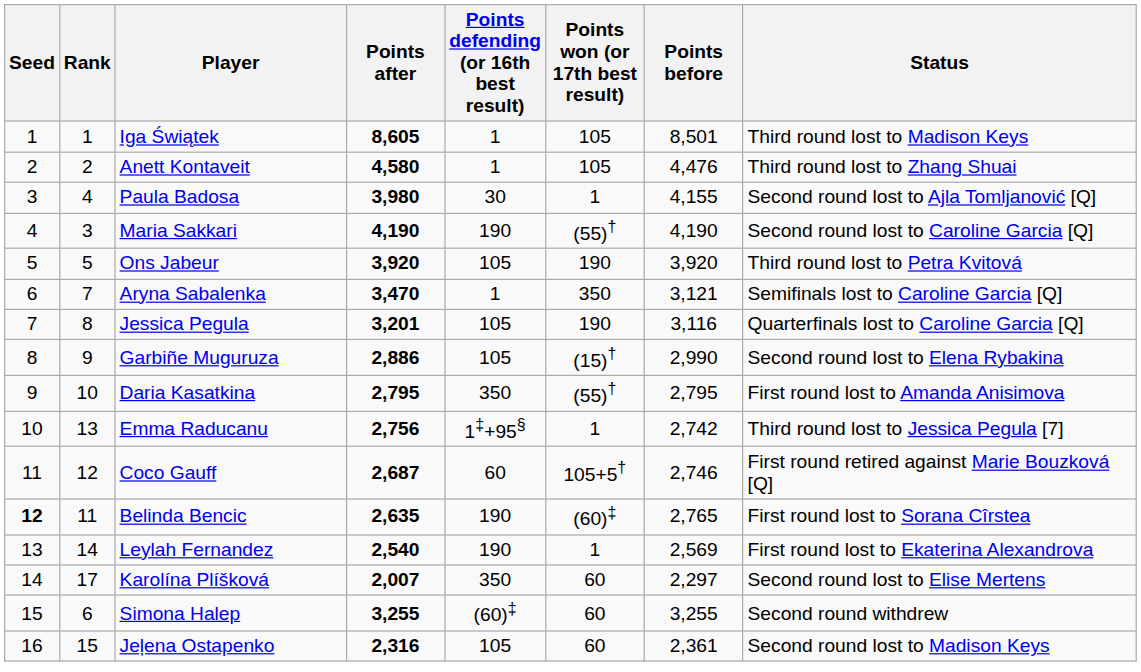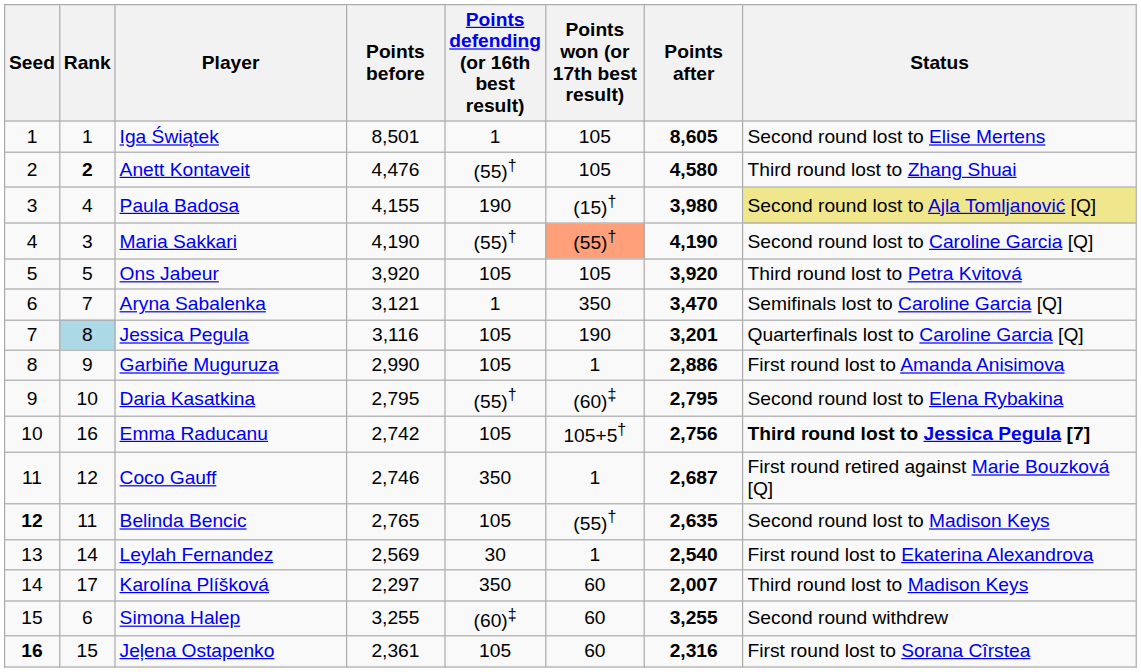columns swapped: (694, 62) <-> (395, 62)
(888, 136) Third round lost to Madison Keys -> (896, 136) Second round lost to Elise Mertens
(87, 167) normal -> (87, 169) bold
(495, 167) 1 -> (495, 169) (55)†
(495, 197) 30 -> (495, 205) 190
(595, 197) 1 -> (595, 205) (15)†
(922, 197) no background -> (922, 205) khaki background
(495, 230) 190 -> (495, 240) (55)†
(595, 230) no background -> (595, 240) lightsalmon background
(595, 263) 190 -> (595, 273) 105
(87, 324) no background -> (87, 334) lightblue background
(595, 357) (15)† -> (595, 365) 1
(906, 357) Second round lost to Elena Rybakina -> (906, 365) First round lost to Amanda Anisimova
(495, 393) 350 -> (495, 398) (55)†
(595, 393) (55)† -> (595, 398) (60)‡
(906, 393) First round lost to Amanda Anisimova -> (906, 398) Second round lost to Elena Rybakina
(87, 428) 13 -> (87, 433) 16
(495, 428) 1‡+95§ -> (495, 433) 105
(595, 428) 1 -> (595, 433) 105+5†
(906, 428) normal -> (919, 433) bold
(495, 472) 60 -> (495, 477) 350
(595, 472) 105+5† -> (595, 477) 1
(495, 516) 190 -> (495, 521) 105
(595, 516) (60)‡ -> (595, 521) (55)†
(889, 516) First round lost to Sorana Cîrstea -> (899, 521) Second round lost to Madison Keys
(495, 549) 190 -> (495, 554) 30
(896, 579) Second round lost to Elise Mertens -> (888, 585) Third round lost to Madison Keys
(32, 646) normal -> (32, 651) bold
(899, 646) Second round lost to Madison Keys -> (889, 651) First round lost to Sorana Cîrstea
